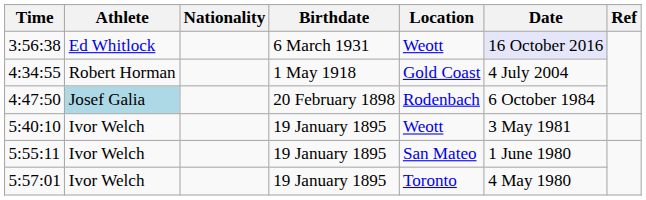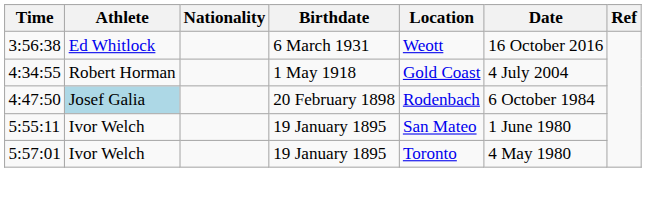(546, 45) lavender background -> (546, 45) no background
- row: (35, 126)
